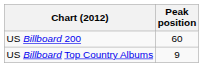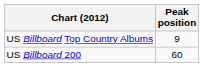rows swapped: (80, 54) <-> (44, 39)
